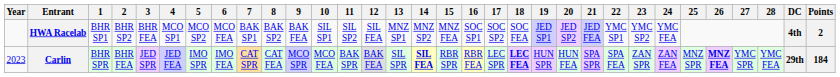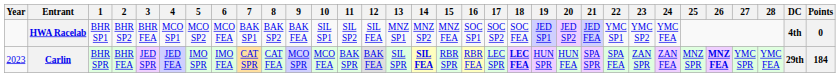(821, 32) 2 -> (821, 32) 0
